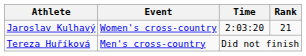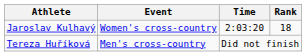(286, 27) 21 -> (286, 27) 18
